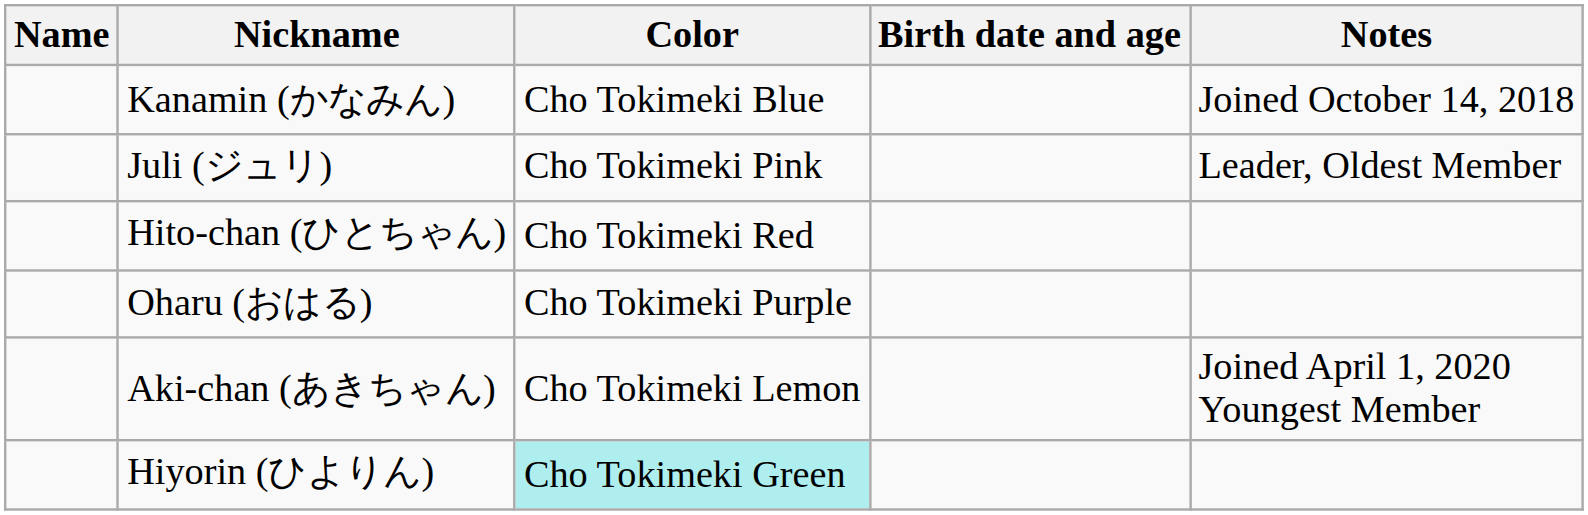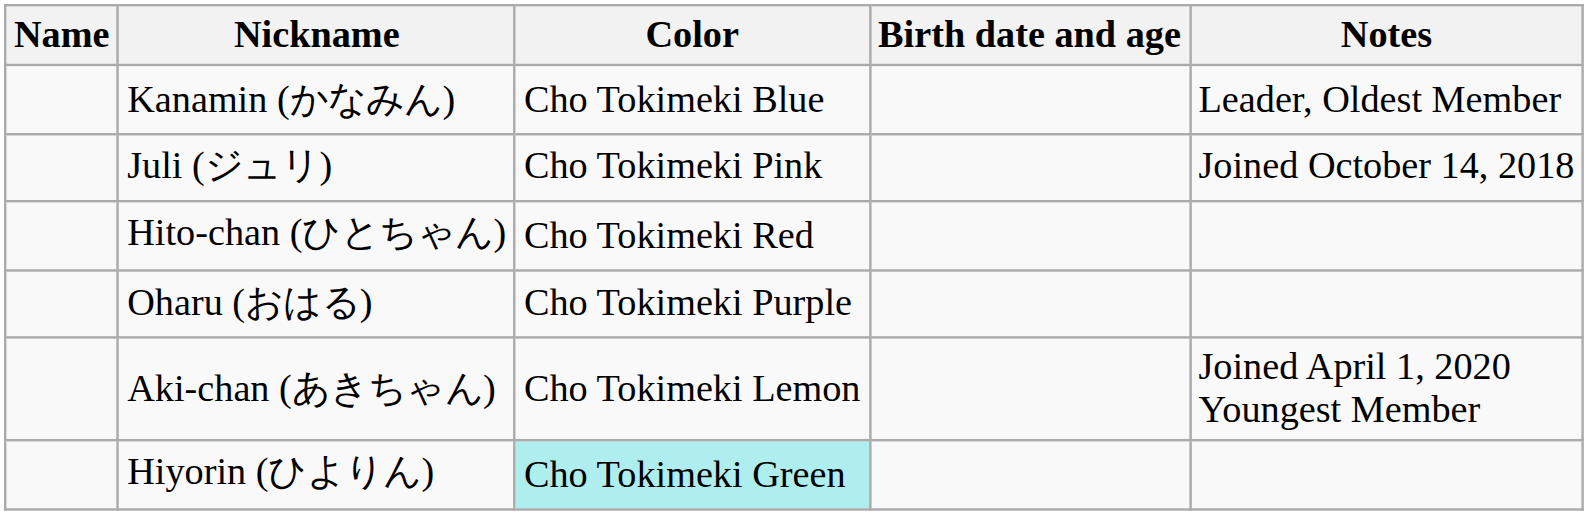(1386, 99) Joined October 14, 2018 -> (1380, 99) Leader, Oldest Member
(1380, 166) Leader, Oldest Member -> (1386, 166) Joined October 14, 2018
